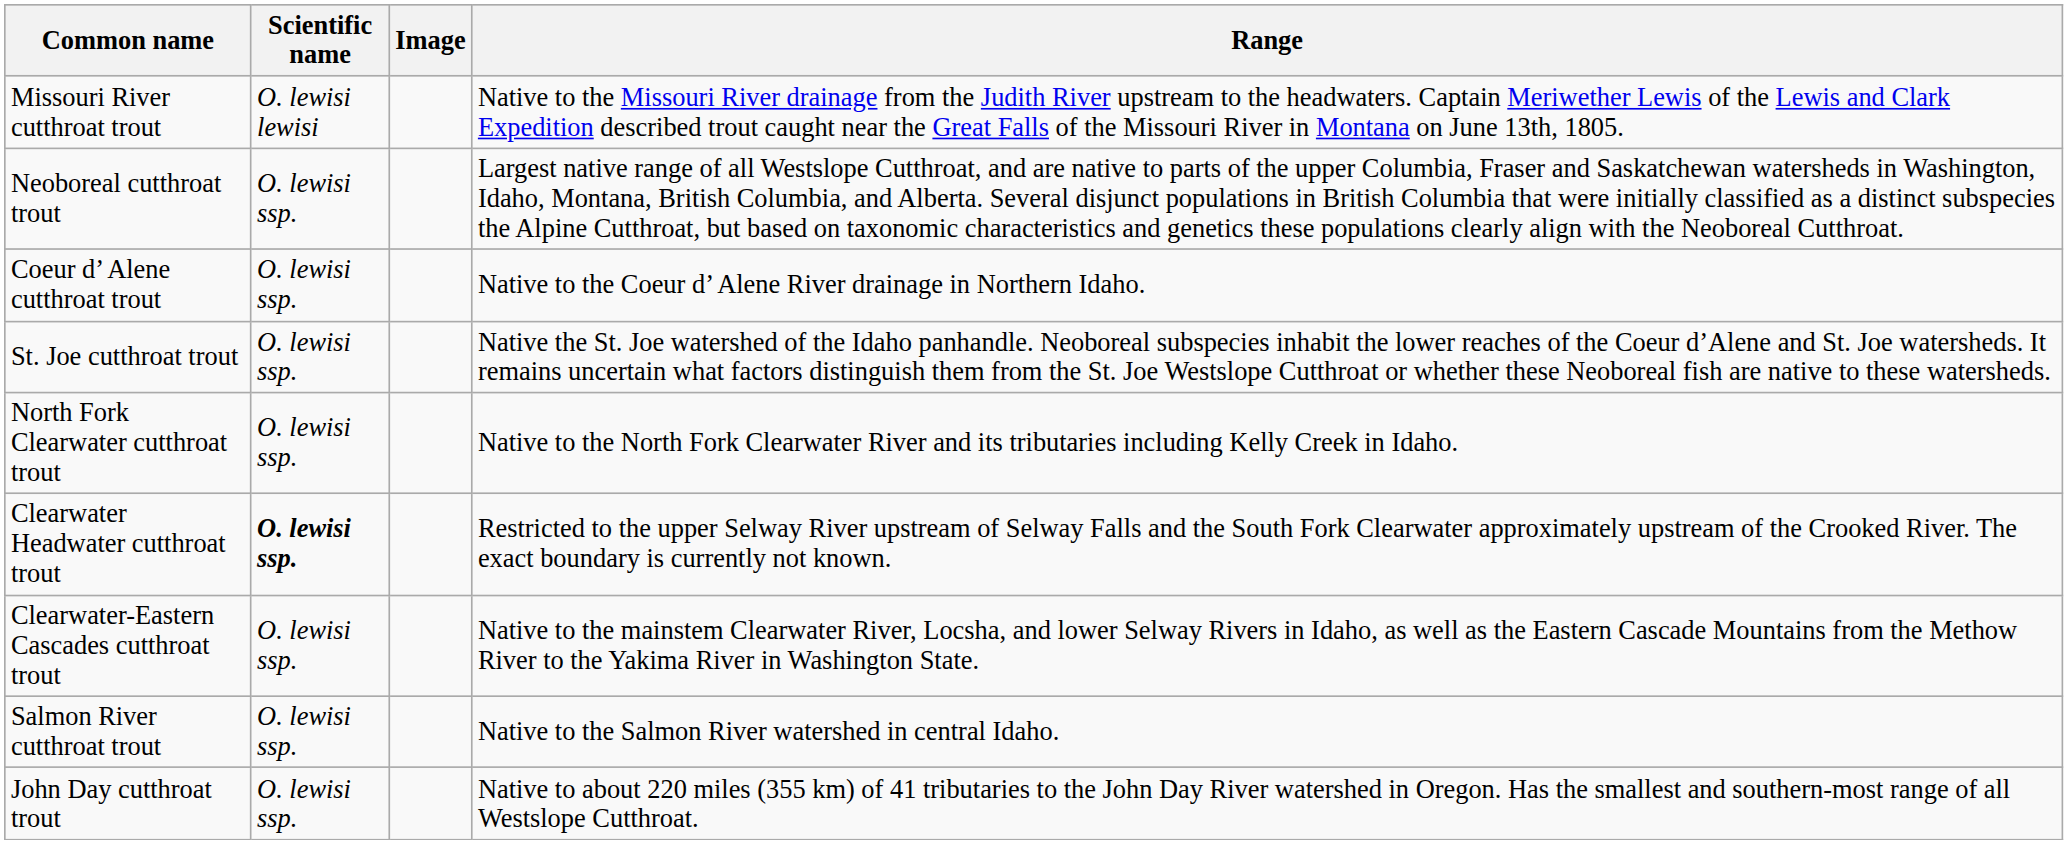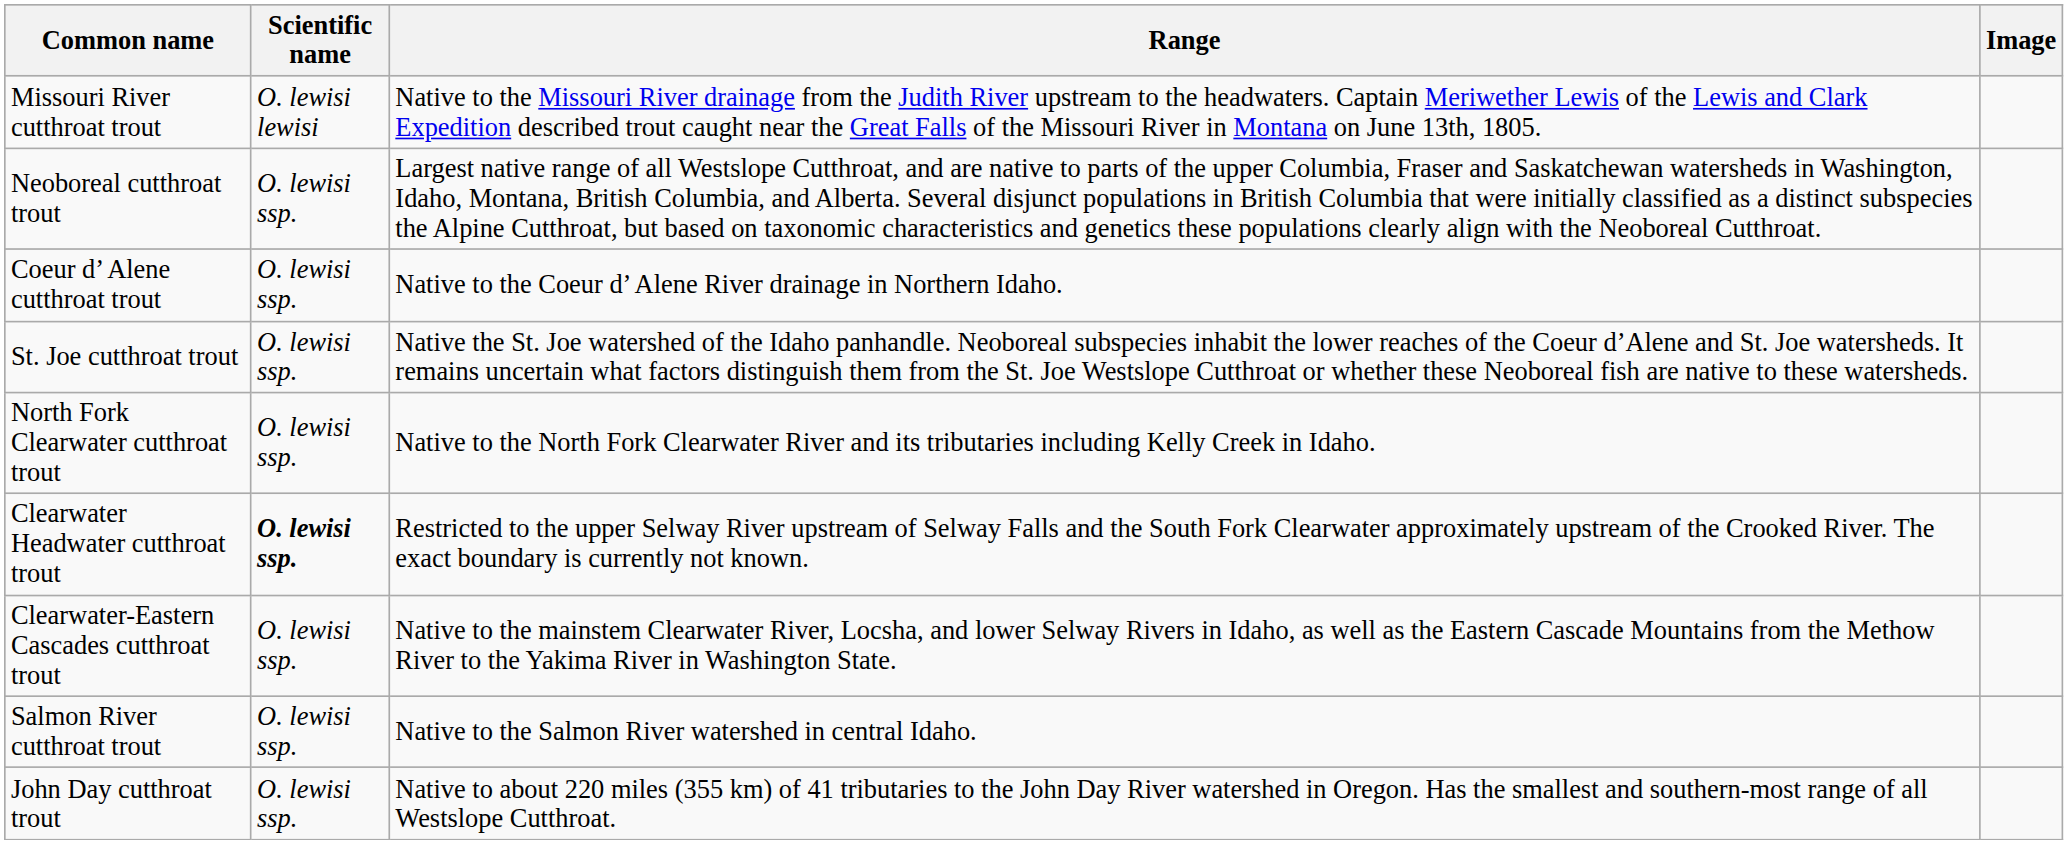columns swapped: (1267, 40) <-> (431, 40)
